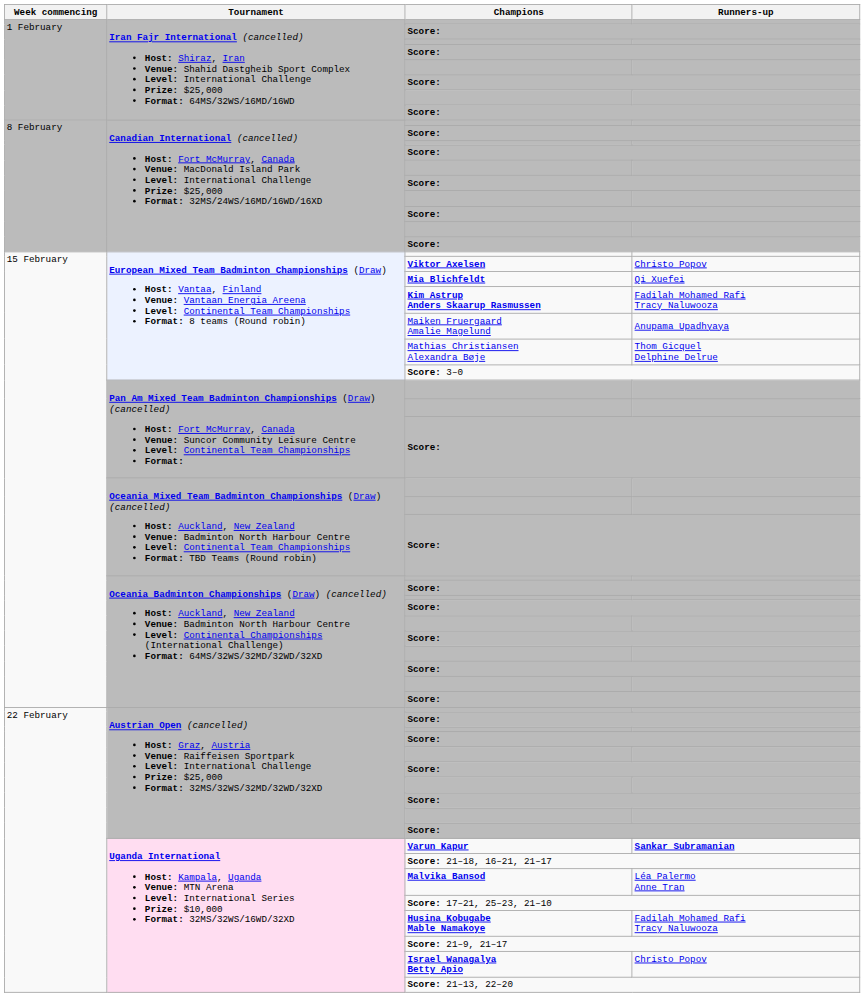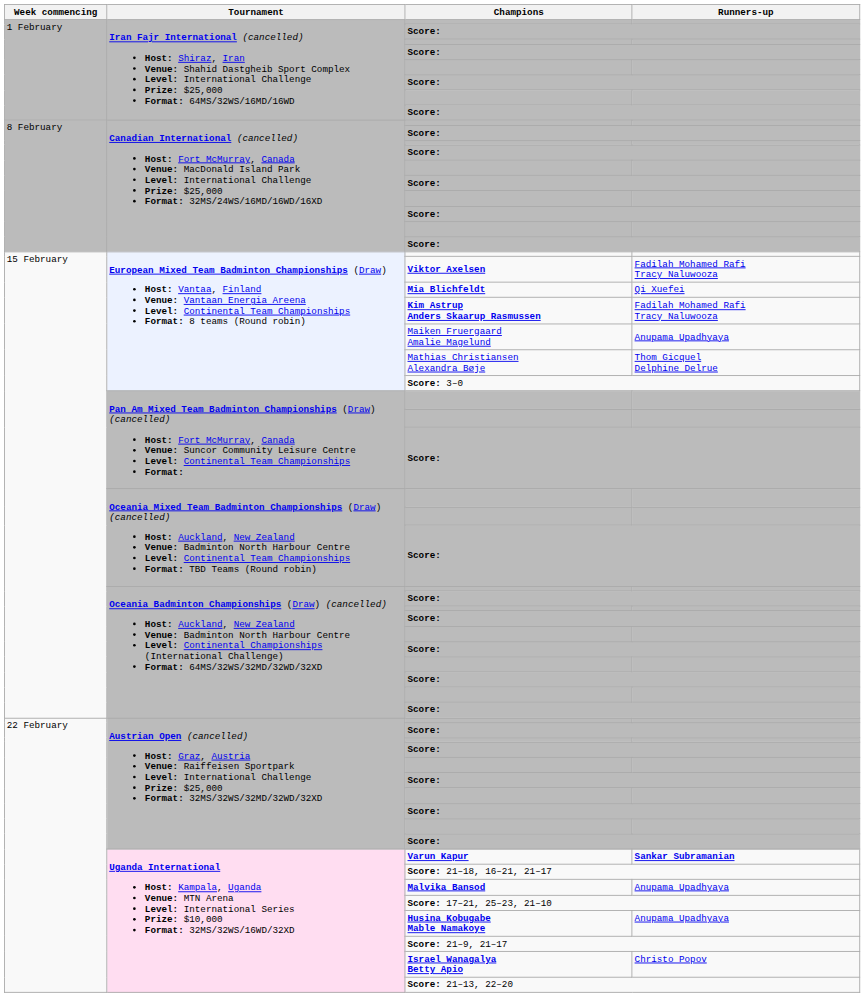(671, 264) Christo Popov -> (690, 270) Fadilah Mohamed Rafi Tracy Naluwooza
(665, 882) Léa Palermo Anne Tran -> (682, 888) Anupama Upadhyaya
(690, 924) Fadilah Mohamed Rafi Tracy Naluwooza -> (682, 918) Anupama Upadhyaya
